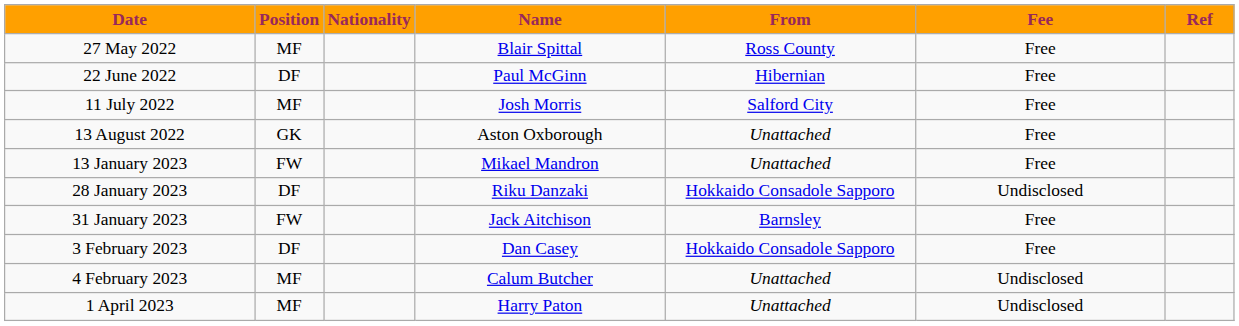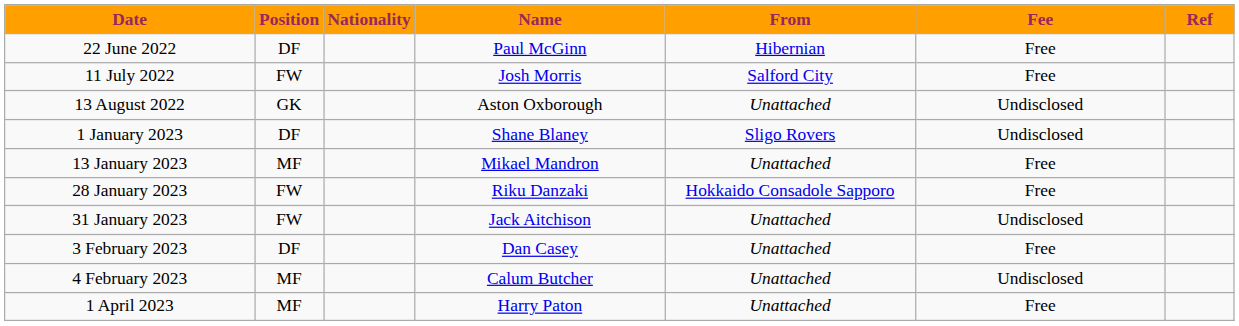- row: (130, 47)
(289, 105) MF -> (289, 76) FW
(1040, 134) Free -> (1040, 105) Undisclosed
+ row: (130, 134)
(289, 162) FW -> (289, 162) MF
(289, 191) DF -> (289, 191) FW
(1040, 191) Undisclosed -> (1040, 191) Free
(790, 220) Barnsley -> (790, 220) Unattached
(1040, 220) Free -> (1040, 220) Undisclosed
(790, 249) Hokkaido Consadole Sapporo -> (790, 249) Unattached
(1040, 306) Undisclosed -> (1040, 306) Free
